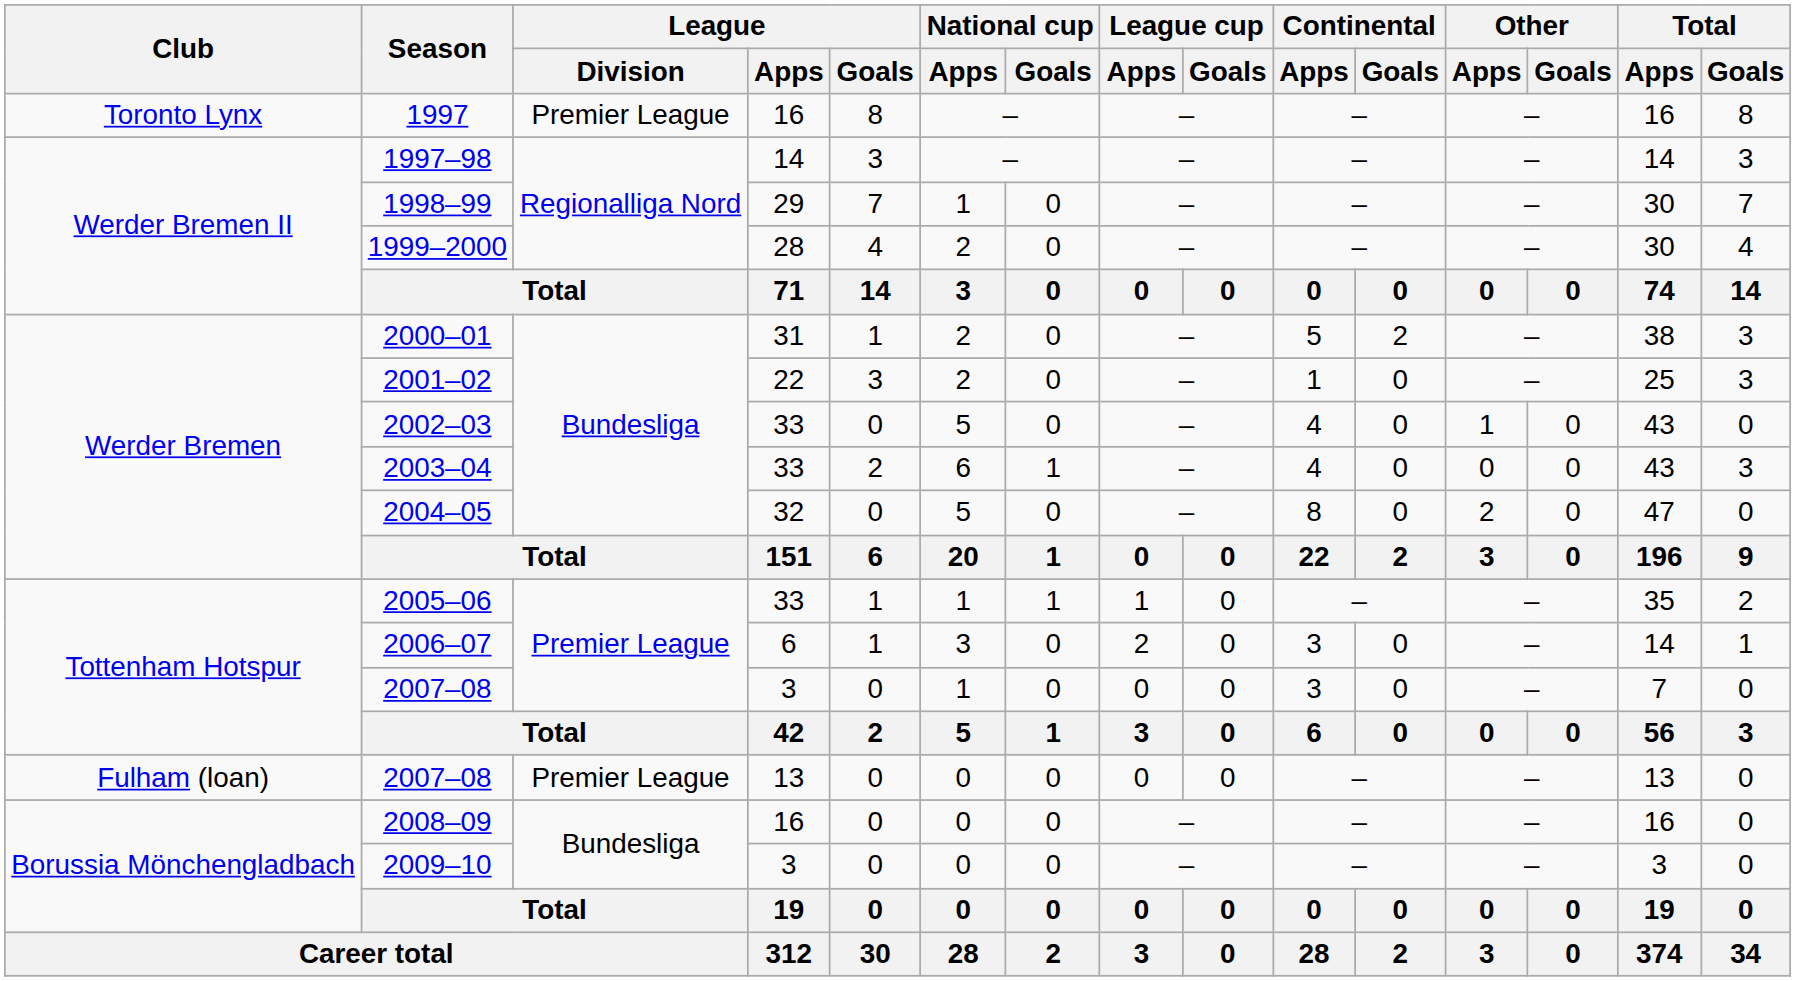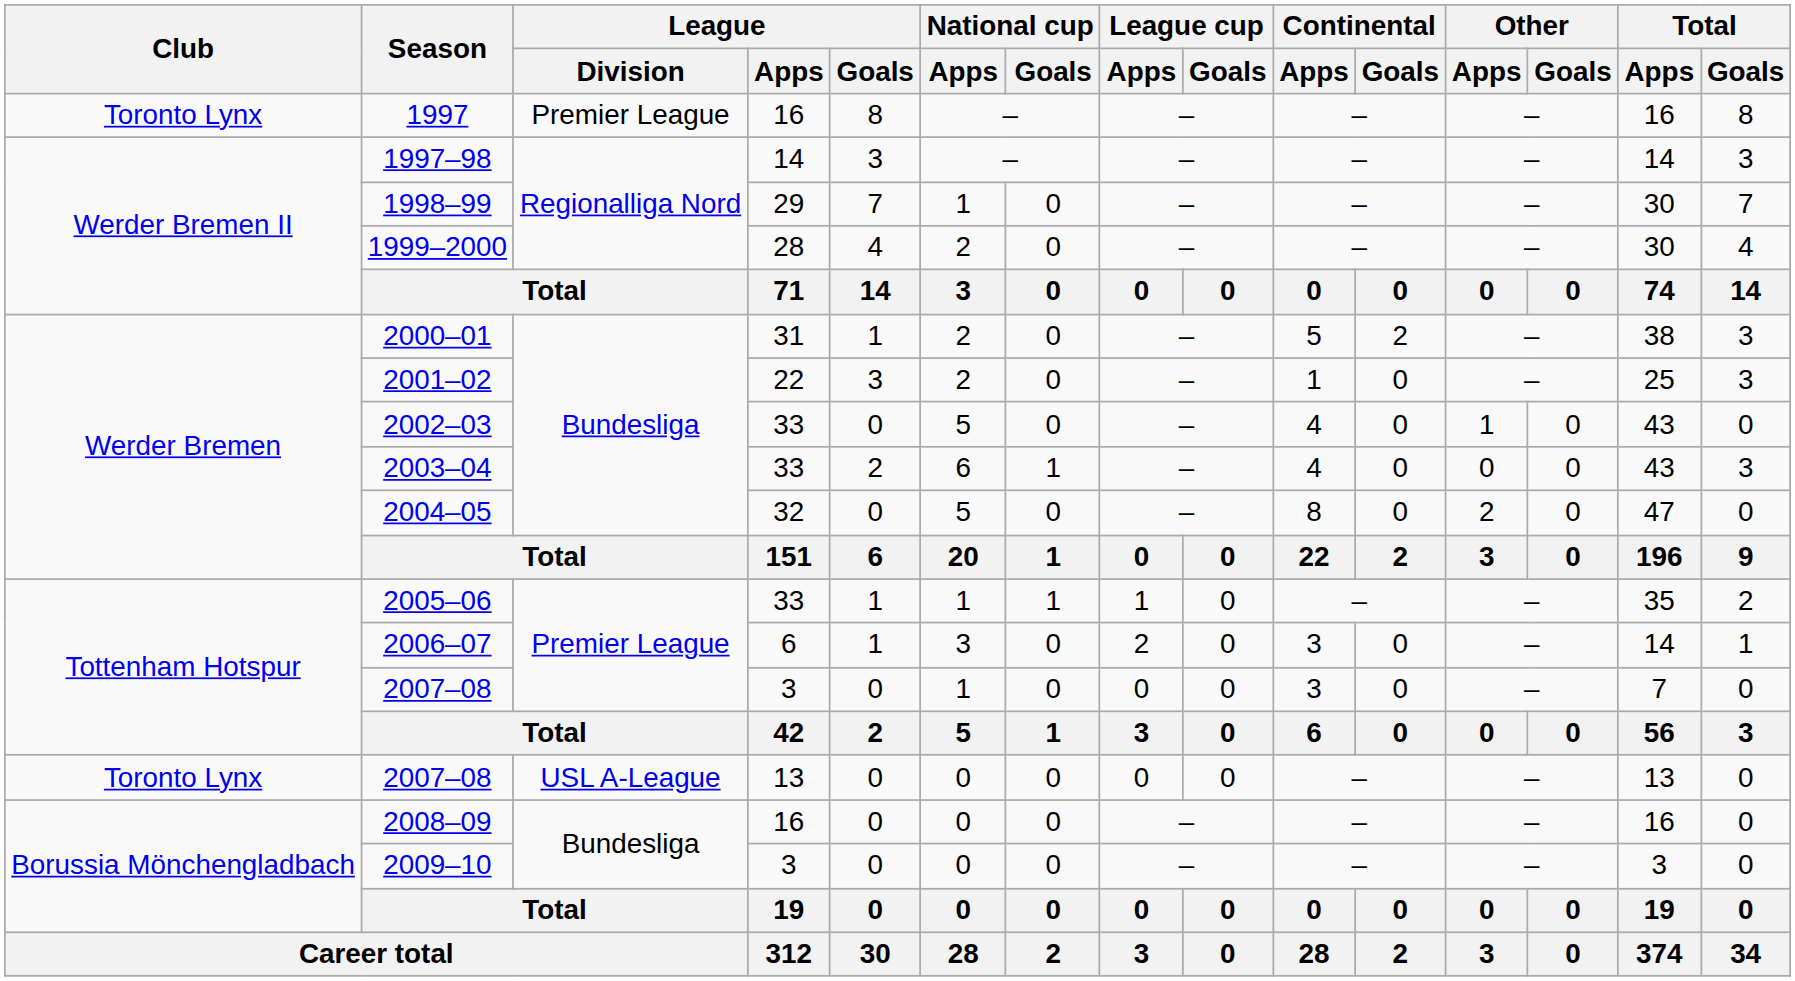(183, 777) Fulham (loan) -> (183, 777) Toronto Lynx
(631, 777) Premier League -> (631, 777) USL A-League
